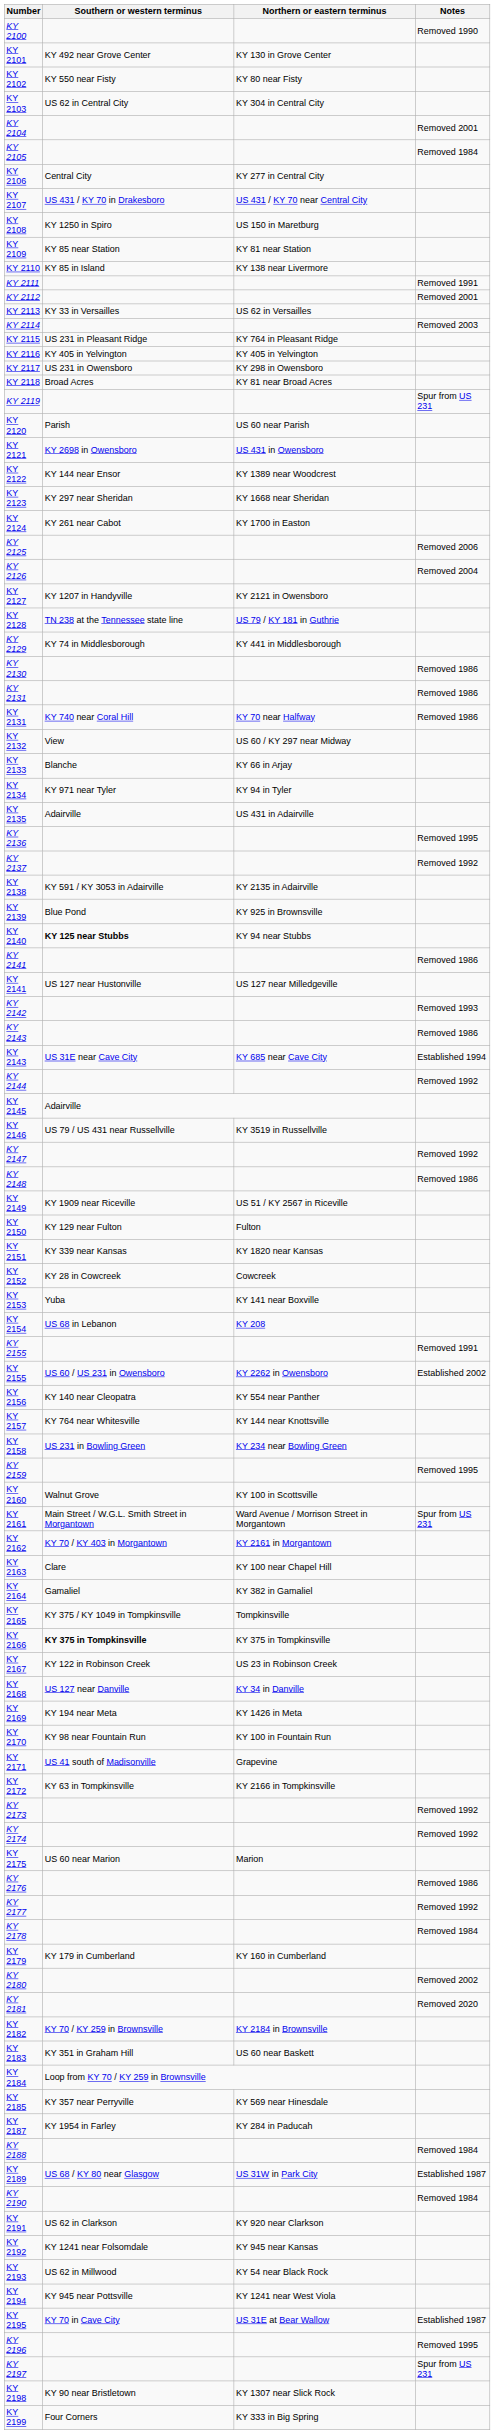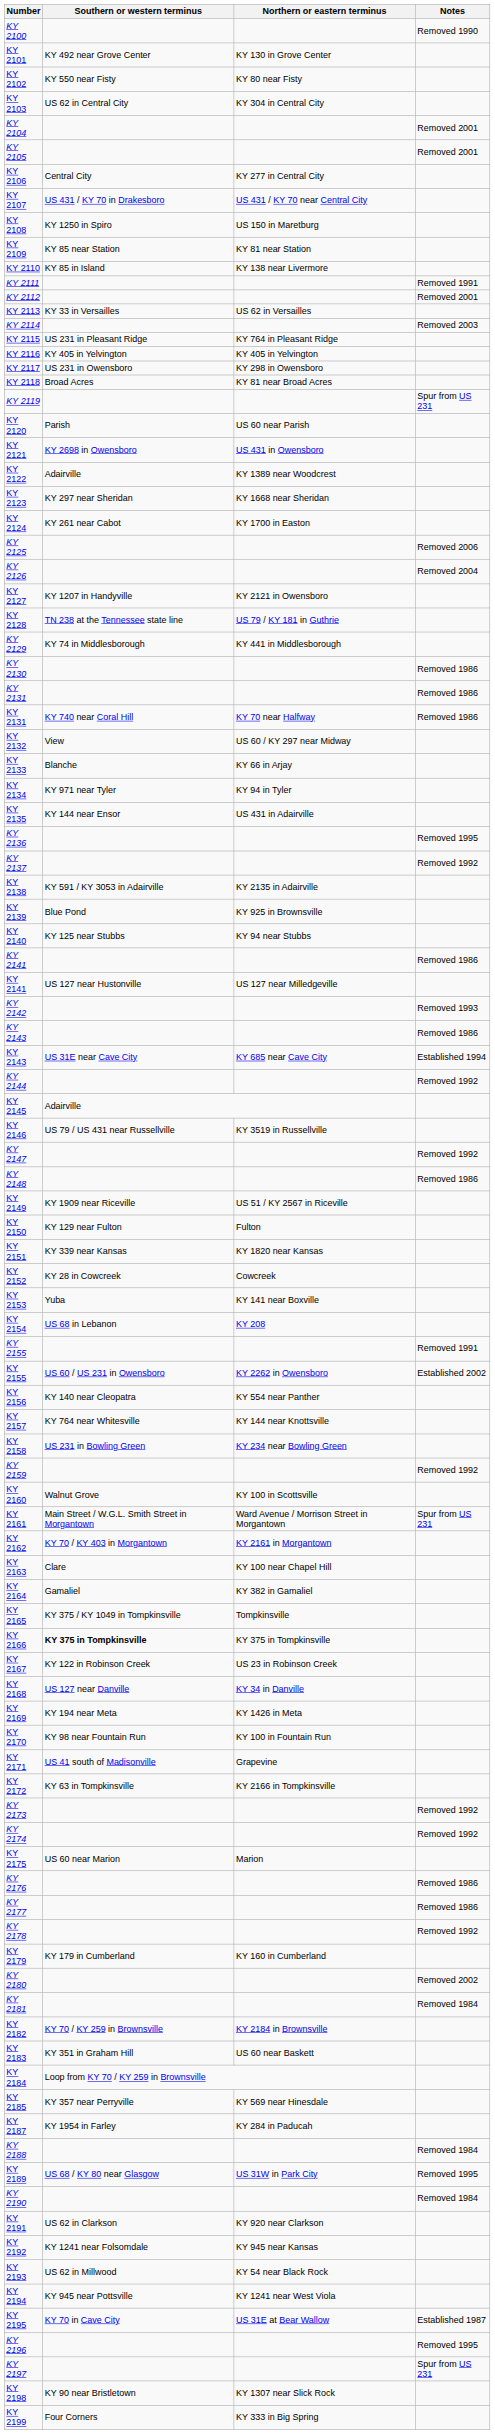(448, 152) Removed 1984 -> (448, 152) Removed 2001
(82, 474) KY 144 near Ensor -> (63, 474) Adairville
(63, 814) Adairville -> (82, 814) KY 144 near Ensor
(87, 936) bold -> (85, 936) normal
(448, 1470) Removed 1995 -> (448, 1470) Removed 1992
(448, 1907) Removed 1992 -> (448, 1907) Removed 1986
(448, 1931) Removed 1984 -> (448, 1931) Removed 1992
(448, 2004) Removed 2020 -> (448, 2004) Removed 1984
(452, 2174) Established 1987 -> (448, 2174) Removed 1995
